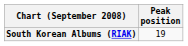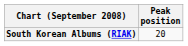(161, 34) 19 -> (161, 34) 20
